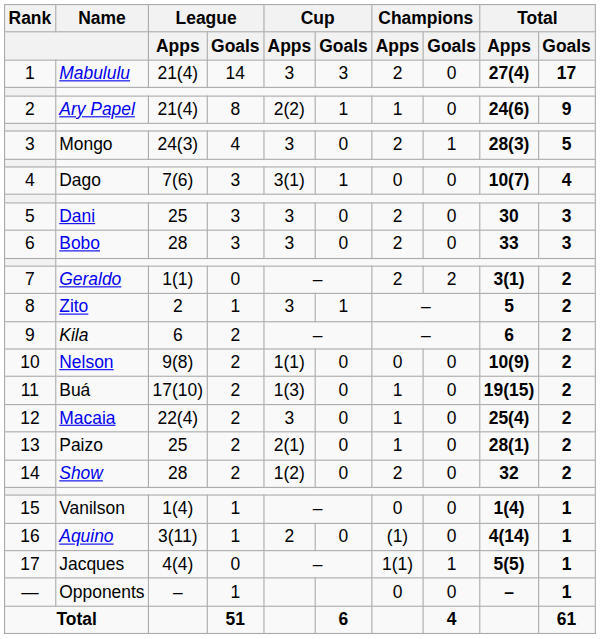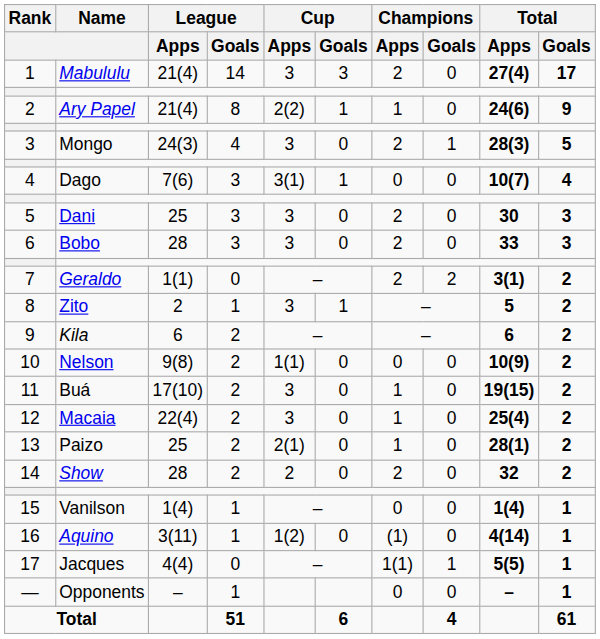(289, 390) 1(3) -> (289, 390) 3
(289, 473) 1(2) -> (289, 473) 2
(289, 536) 2 -> (289, 536) 1(2)
